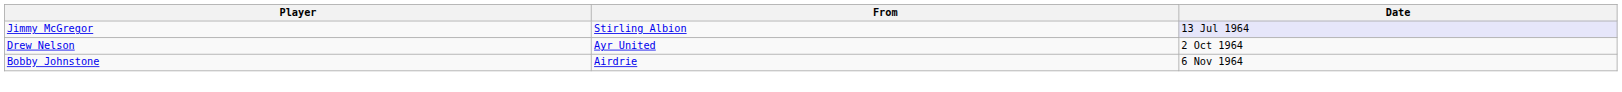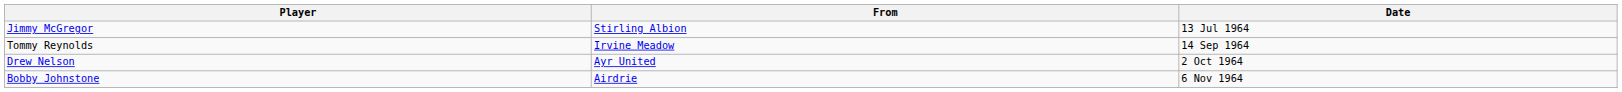(1215, 30) lavender background -> (1215, 30) no background
+ row: (50, 46)
